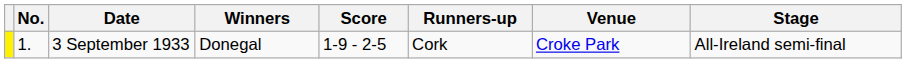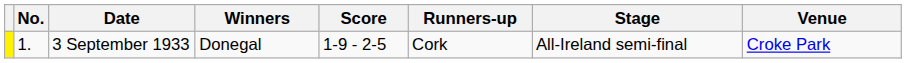columns swapped: (611, 18) <-> (796, 18)
